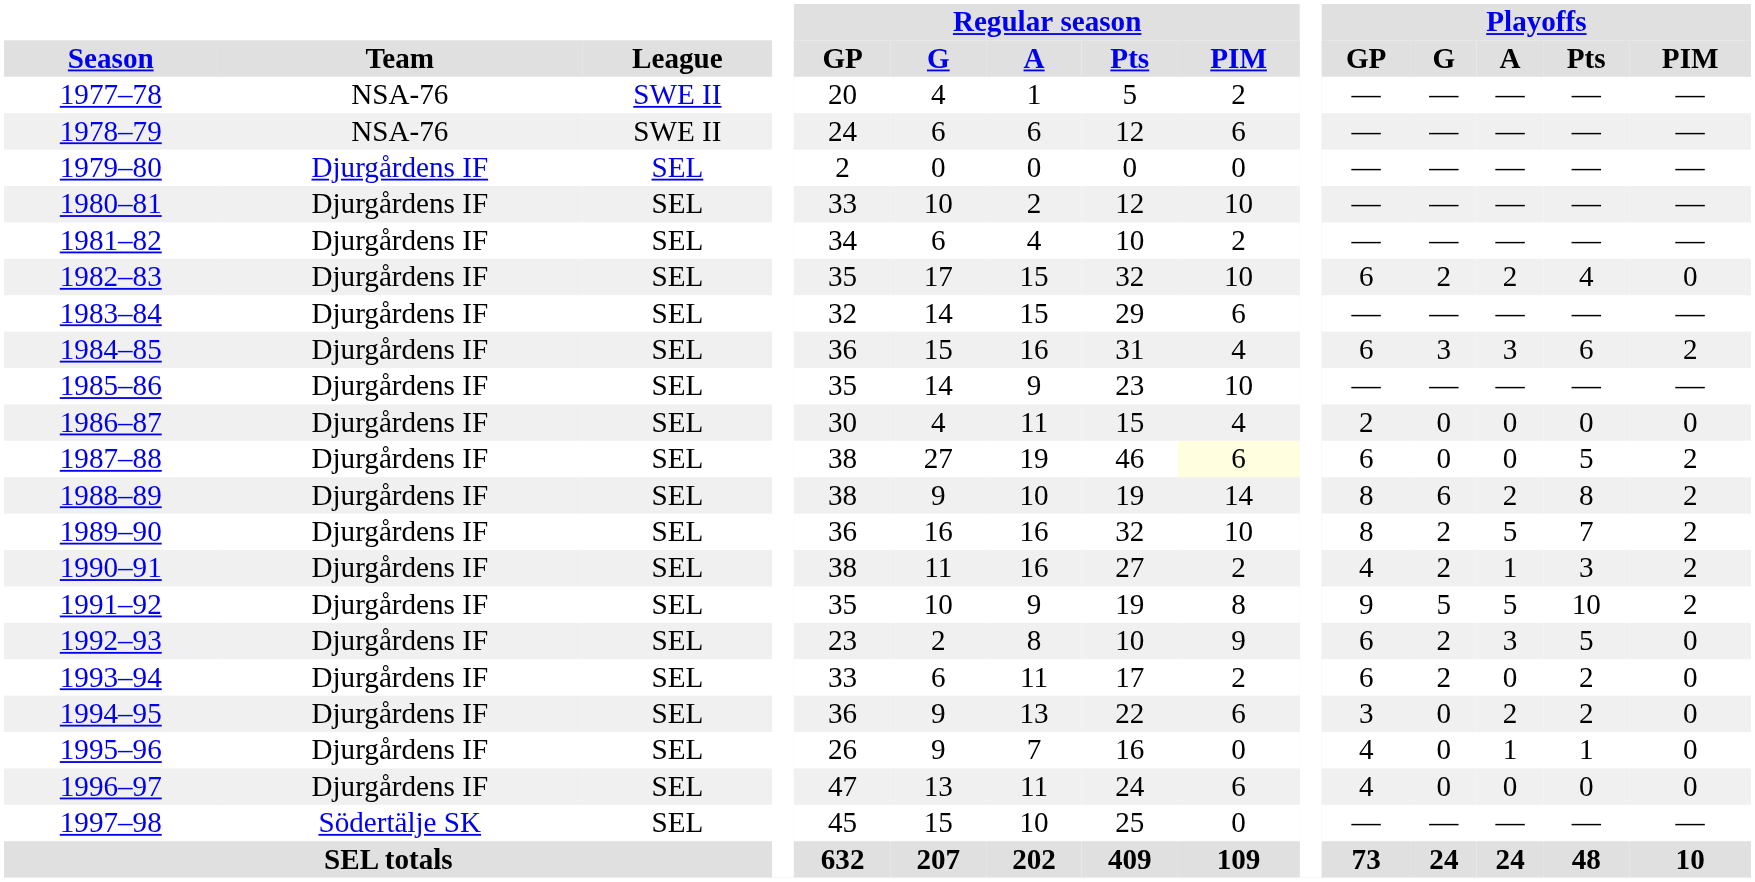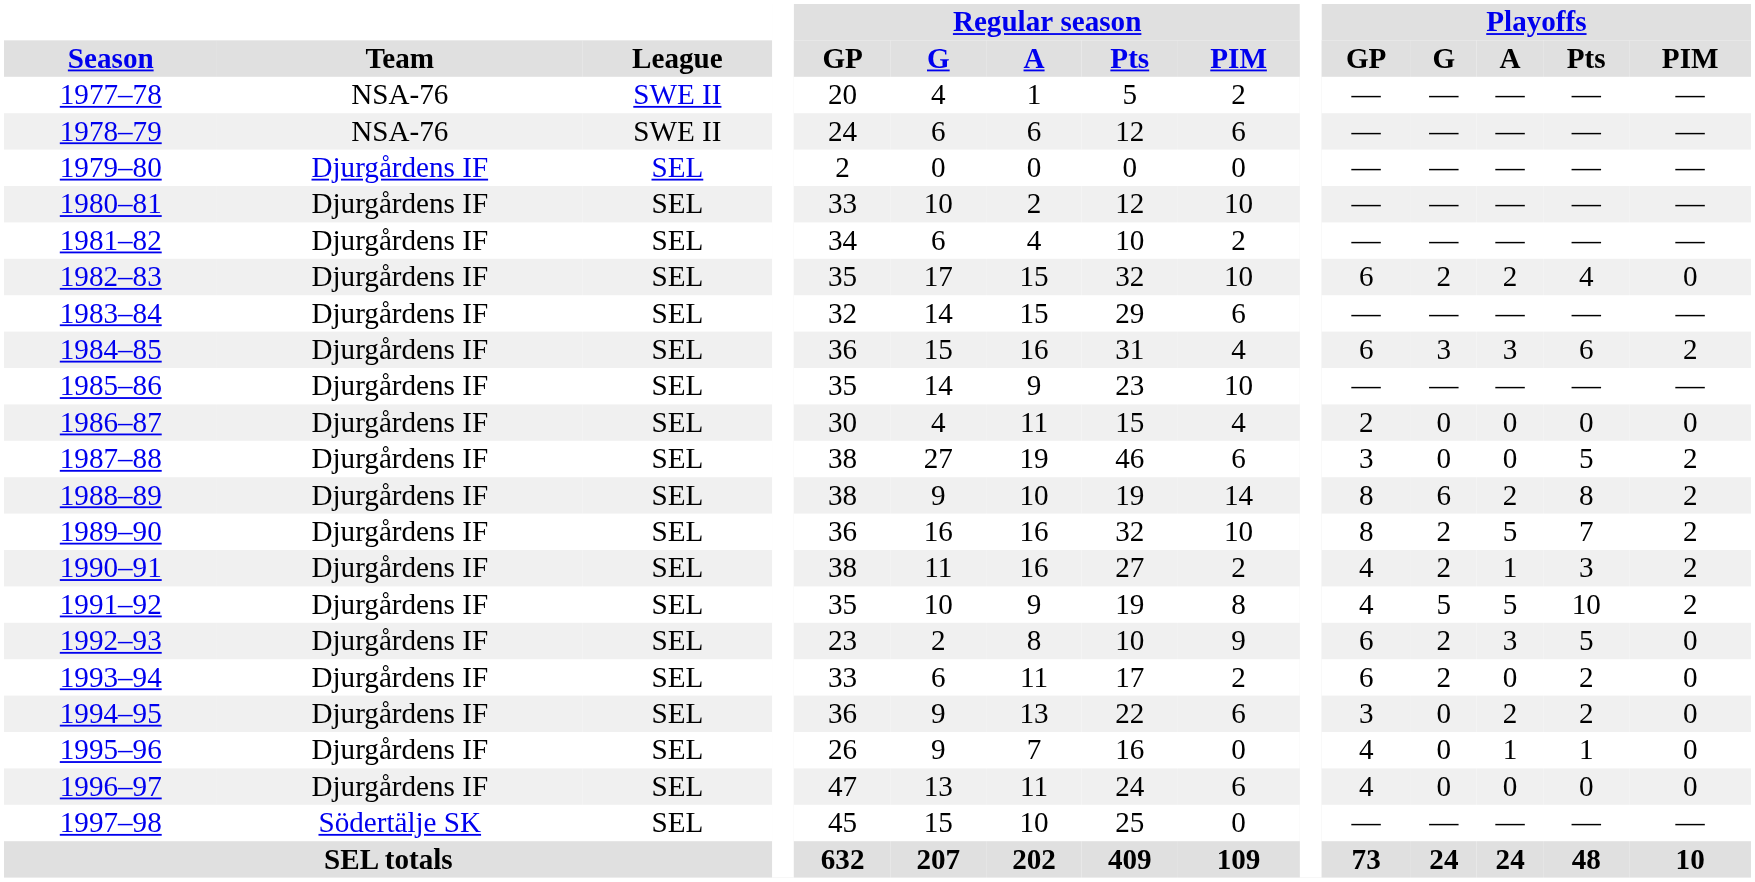(1239, 458) lightyellow background -> (1239, 458) no background
(1366, 458) 6 -> (1366, 458) 3
(1366, 604) 9 -> (1366, 604) 4
